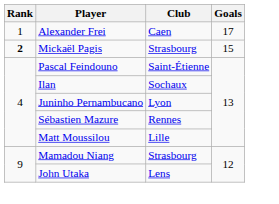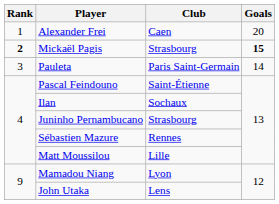(228, 31) 17 -> (258, 31) 20
(228, 48) normal -> (258, 48) bold
+ row: (55, 66)
(160, 102) Lyon -> (172, 119) Strasbourg
(172, 155) Strasbourg -> (160, 173) Lyon
